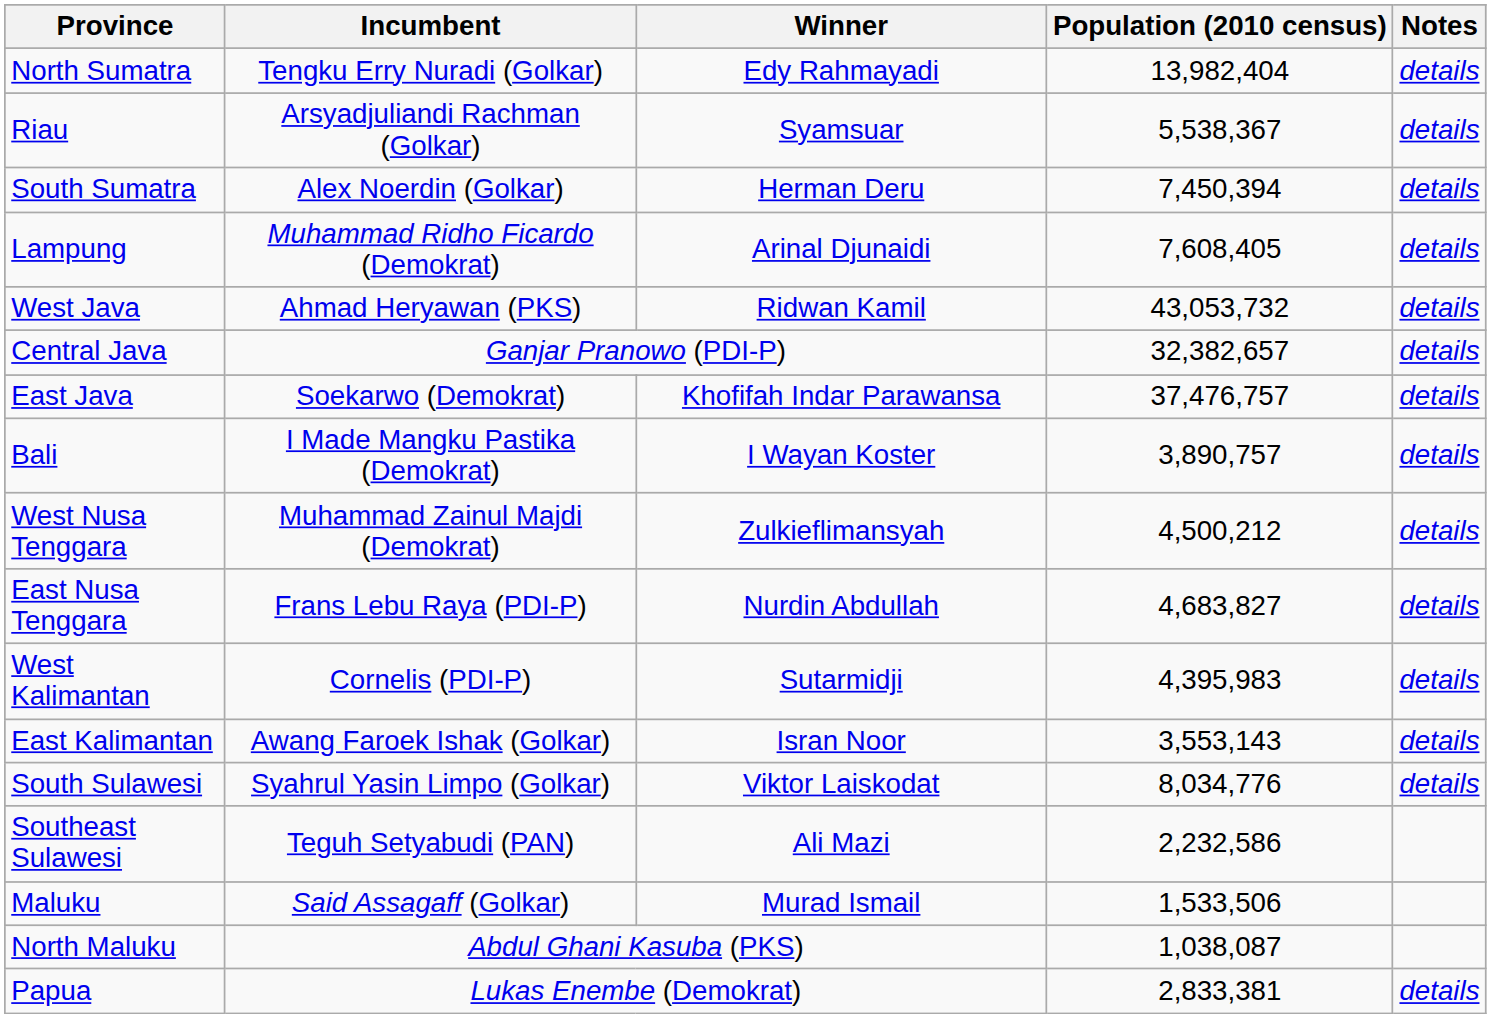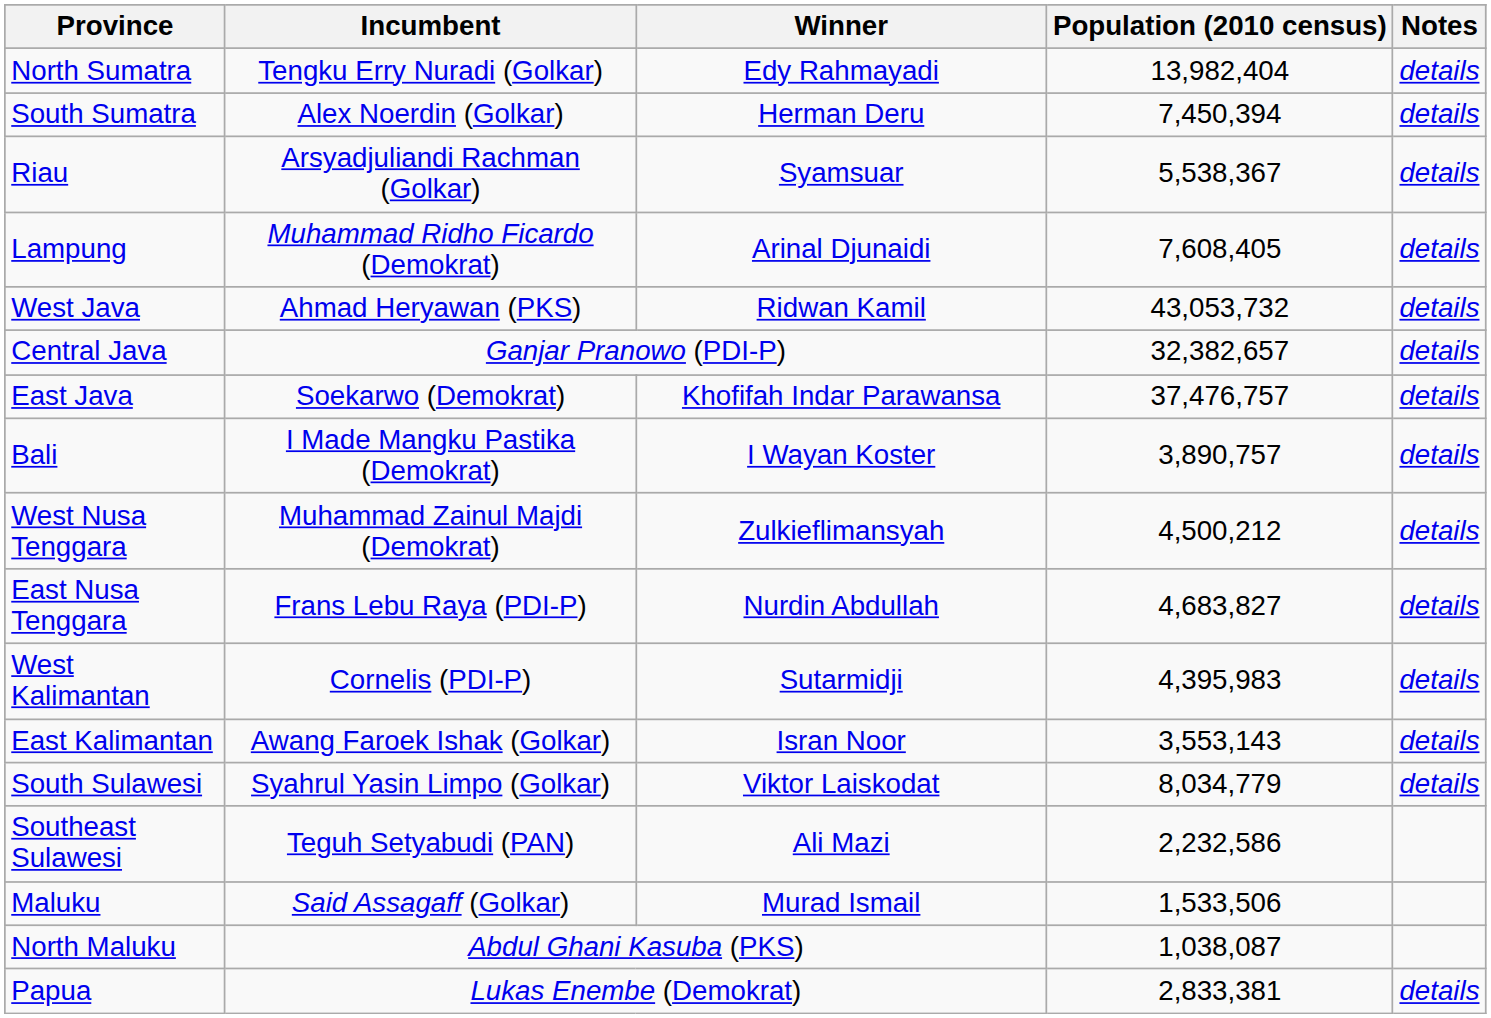rows swapped: (40, 129) <-> (104, 189)
(1220, 783) 8,034,776 -> (1220, 783) 8,034,779
